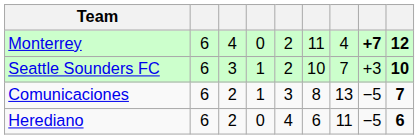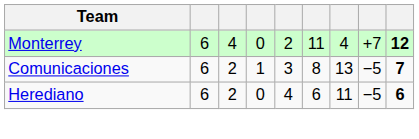(372, 43) bold -> (372, 43) normal
- row: (84, 69)
